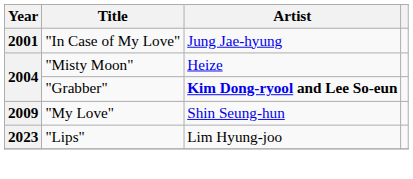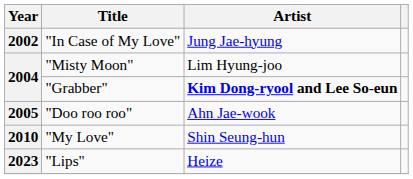(23, 40) 2001 -> (23, 40) 2002
(205, 64) Heize -> (235, 64) Lim Hyung-joo
+ row: (89, 112)
(23, 112) 2009 -> (23, 137) 2010
(235, 137) Lim Hyung-joo -> (205, 161) Heize
